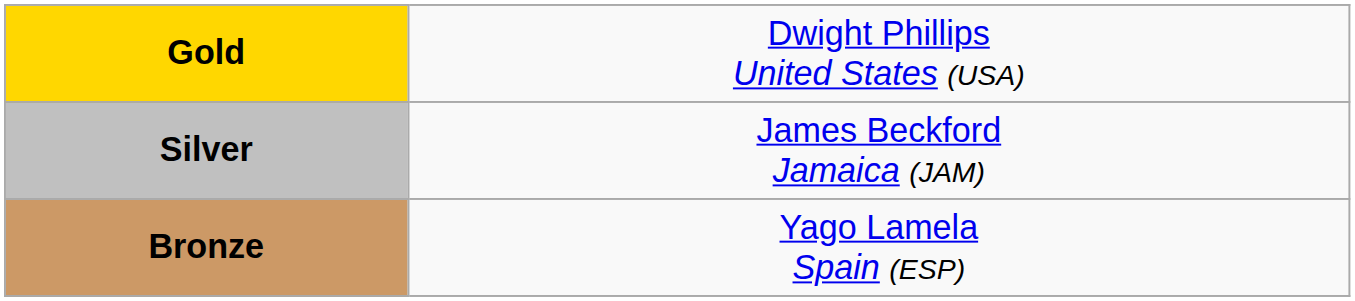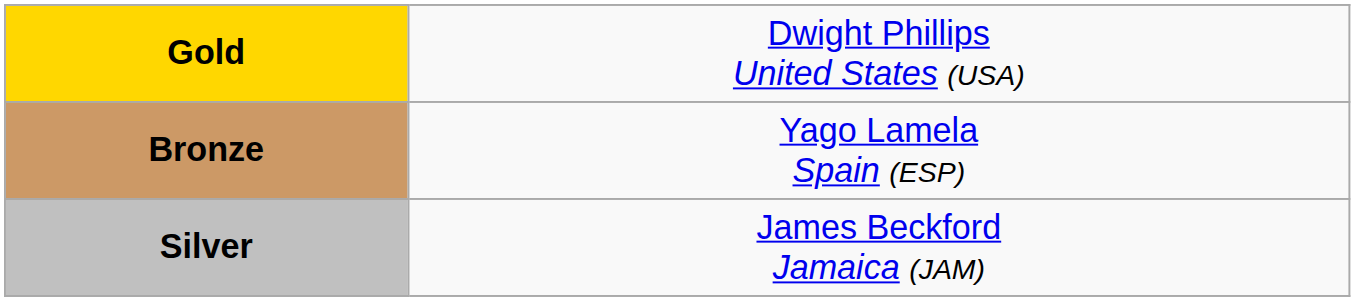rows swapped: (206, 149) <-> (206, 246)
